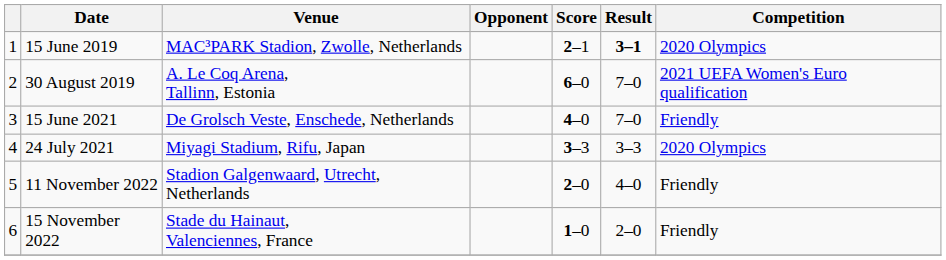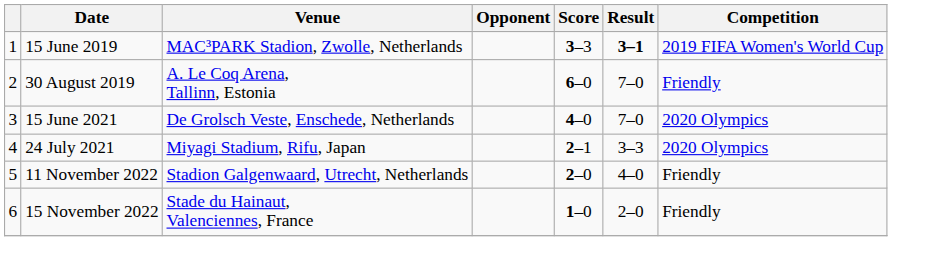(576, 45) 2–1 -> (579, 45) 3–3
(713, 45) 2020 Olympics -> (773, 45) 2019 FIFA Women's World Cup
(753, 82) 2021 UEFA Women's Euro qualification -> (691, 82) Friendly
(689, 119) Friendly -> (715, 119) 2020 Olympics
(576, 147) 3–3 -> (579, 147) 2–1
